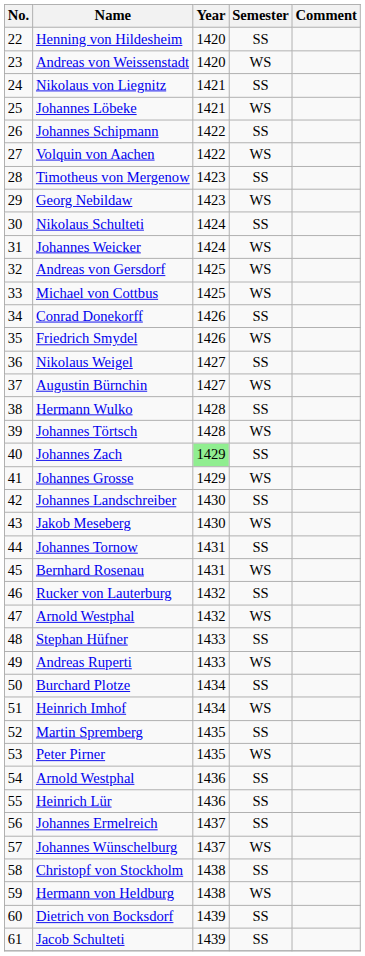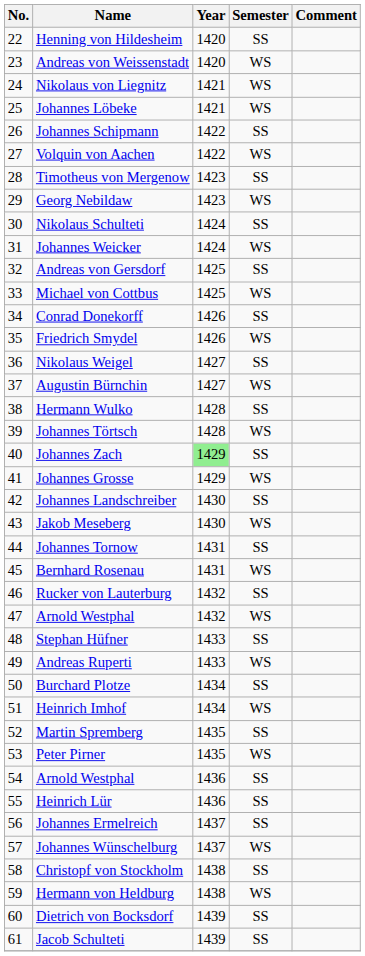(260, 85) SS -> (261, 85) WS
(261, 270) WS -> (260, 270) SS
